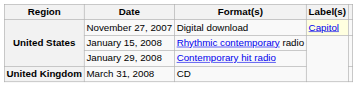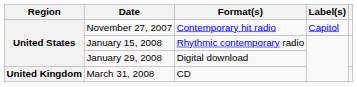(212, 27) Digital download -> (226, 27) Contemporary hit radio
(324, 27) lightyellow background -> (324, 27) no background
(226, 58) Contemporary hit radio -> (212, 58) Digital download
